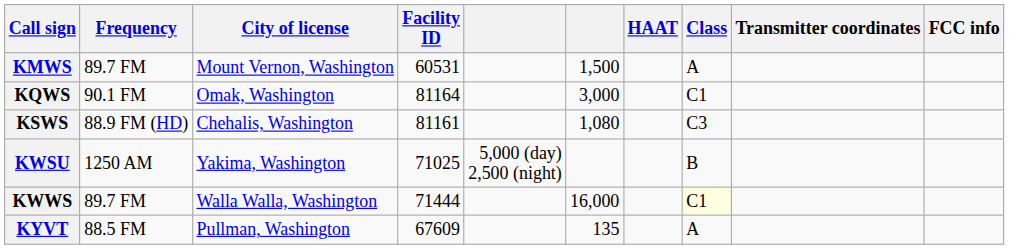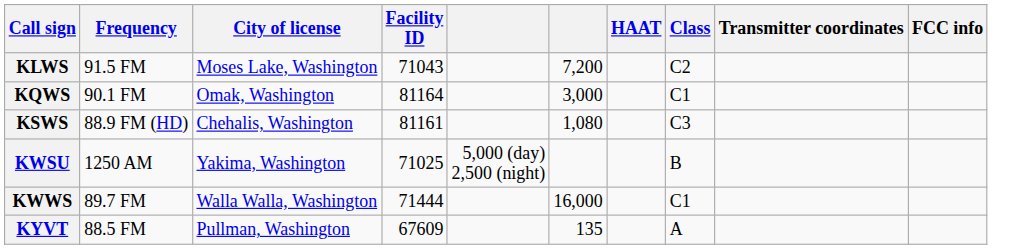+ row: (42, 67)
- row: (42, 67)
(697, 201) lightyellow background -> (680, 201) no background
